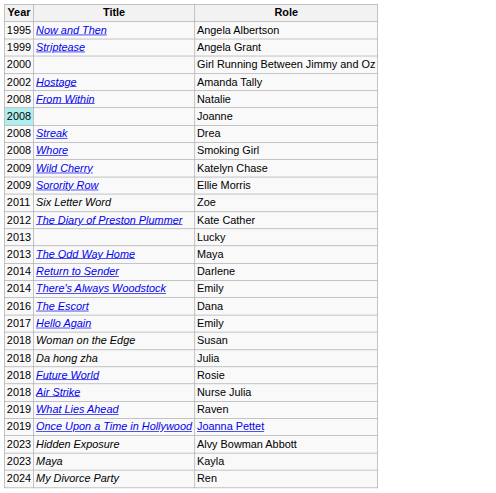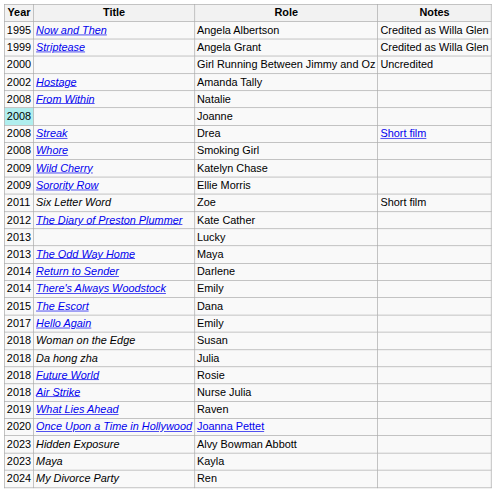+ column: (435, 13)
(19, 306) 2016 -> (19, 306) 2015
(19, 427) 2019 -> (19, 427) 2020
